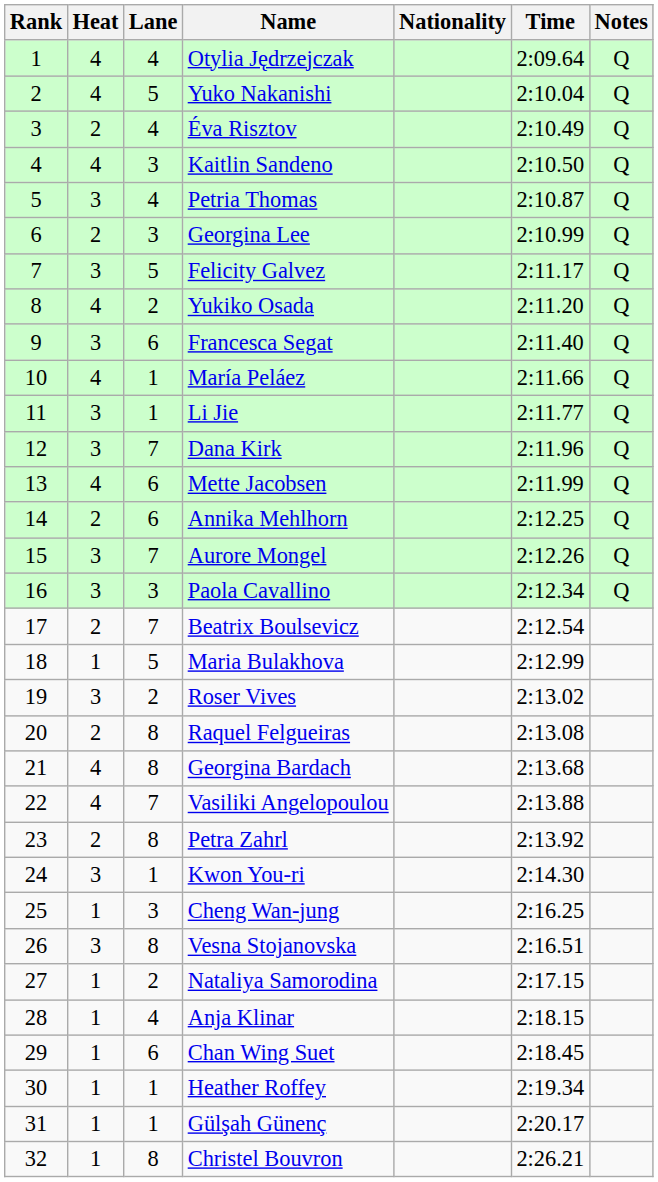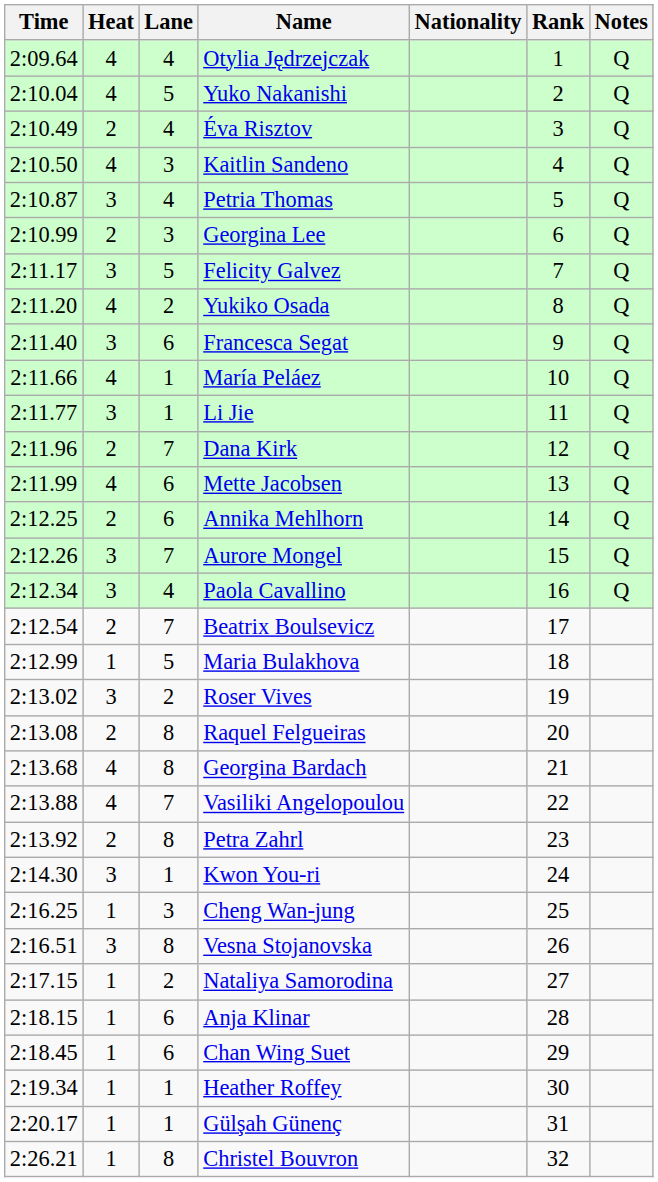columns swapped: (36, 22) <-> (550, 22)
(96, 448) 3 -> (111, 448) 2
(153, 590) 3 -> (169, 590) 4
(153, 1016) 4 -> (169, 1016) 6
